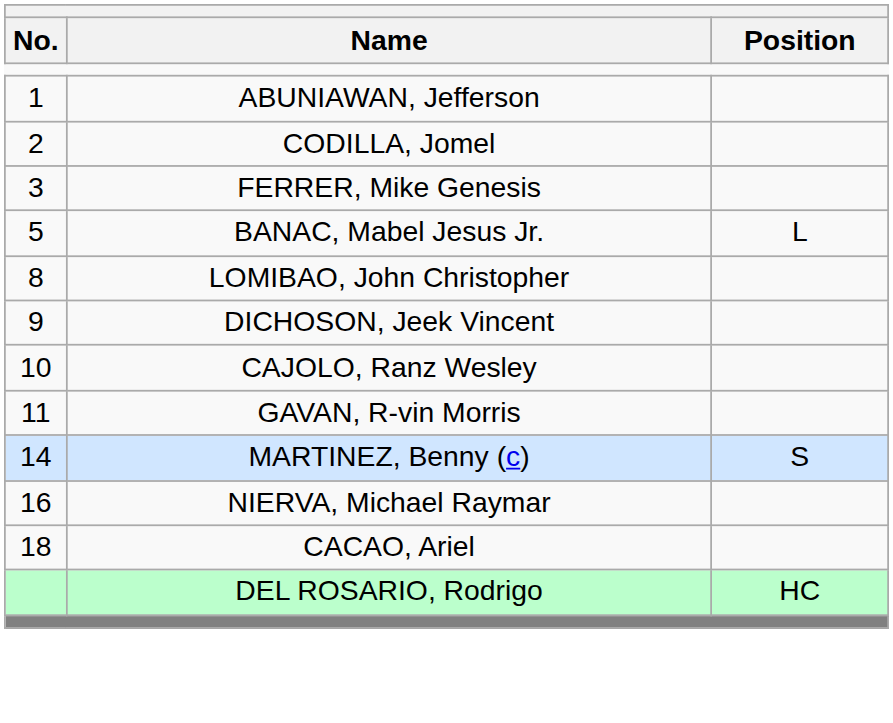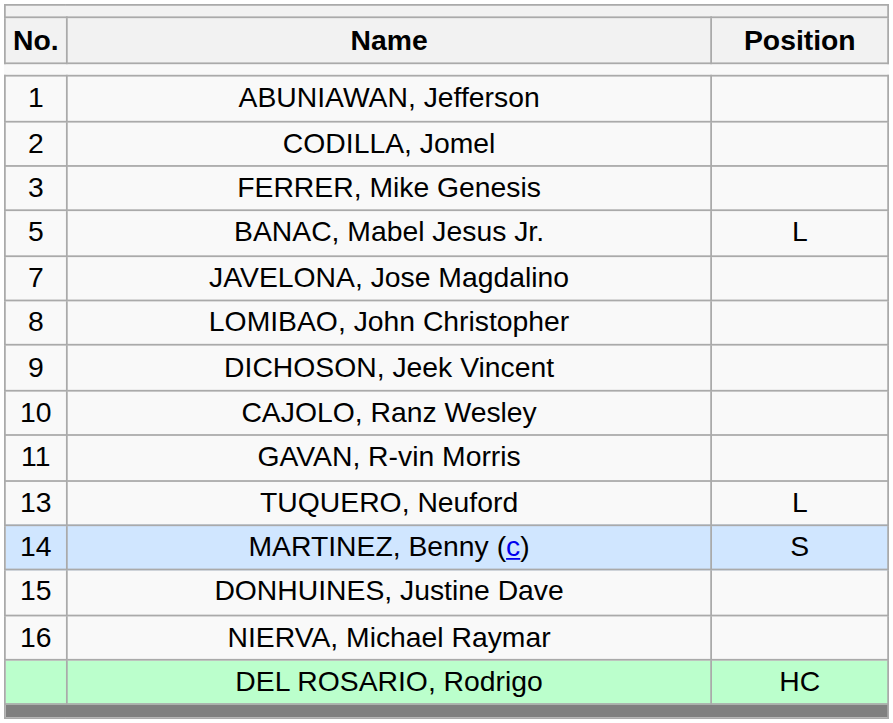+ row: (36, 277)
+ row: (36, 502)
+ row: (36, 592)
- row: (36, 547)
